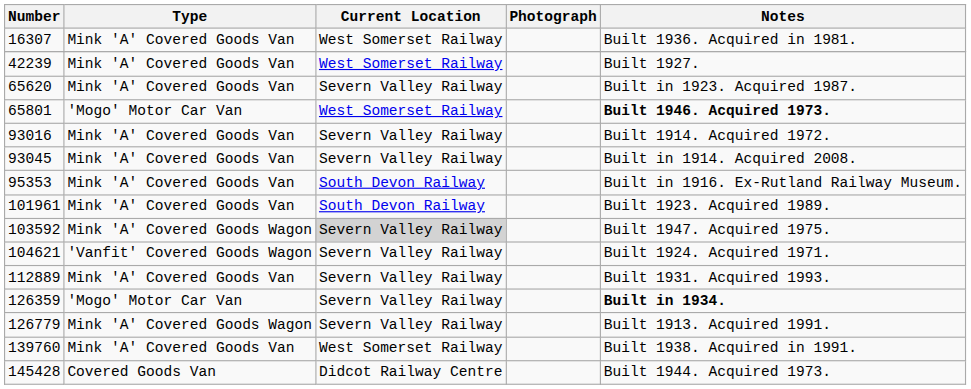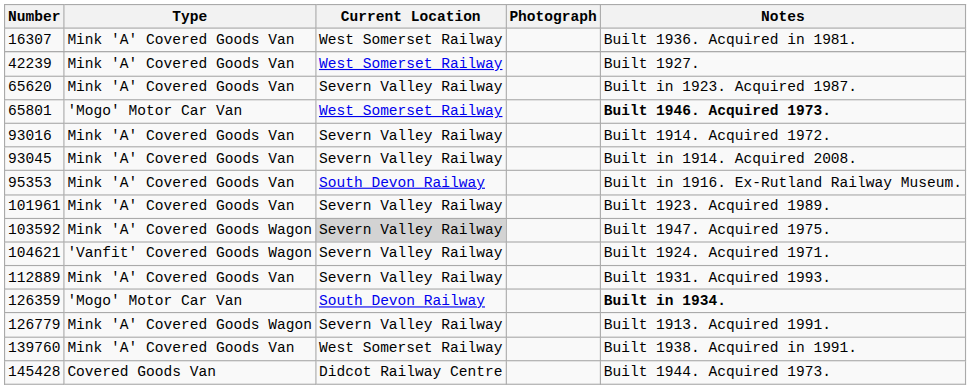(402, 206) South Devon Railway -> (411, 206) Severn Valley Railway
(411, 301) Severn Valley Railway -> (402, 301) South Devon Railway
